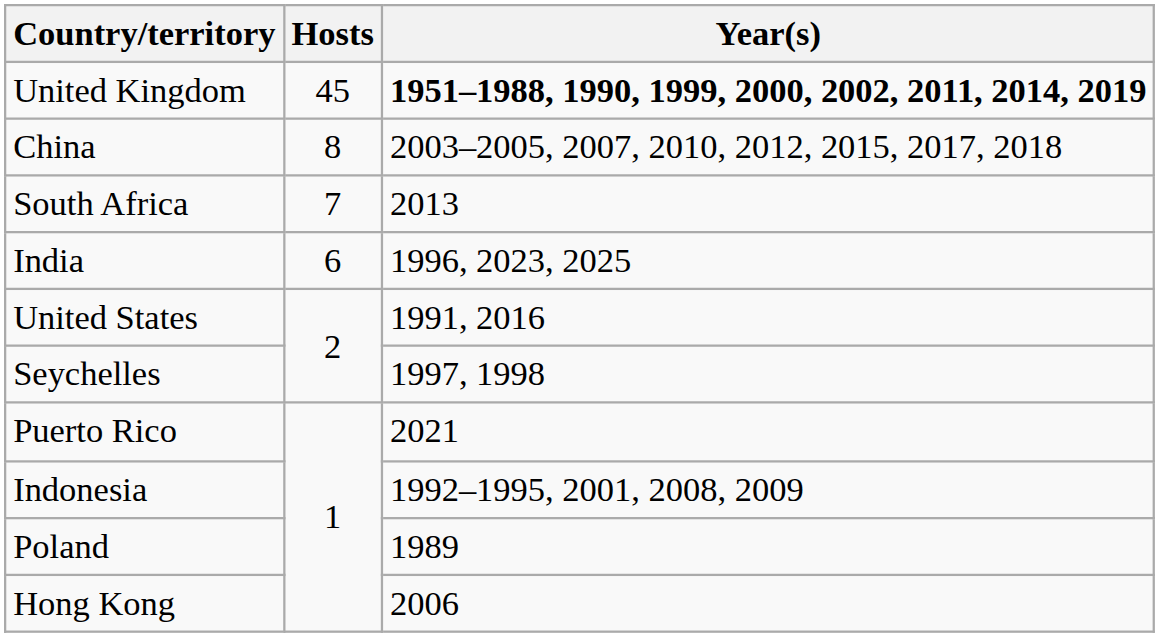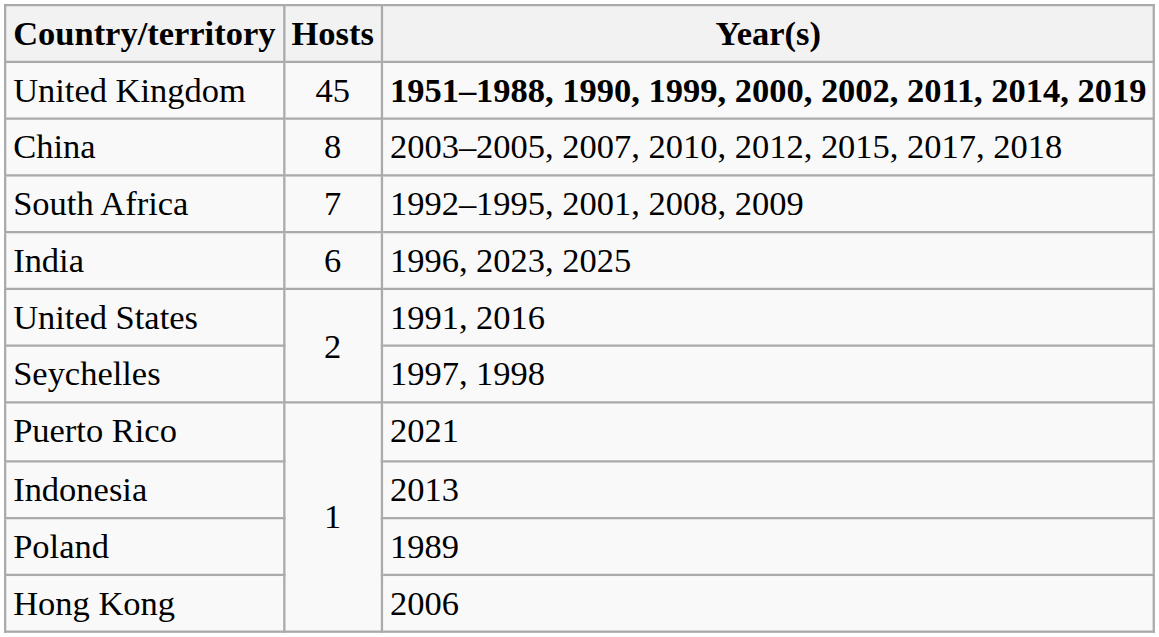(424, 203) 2013 -> (597, 203) 1992–1995, 2001, 2008, 2009
(597, 488) 1992–1995, 2001, 2008, 2009 -> (424, 488) 2013
